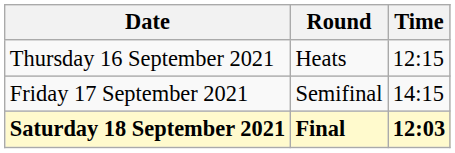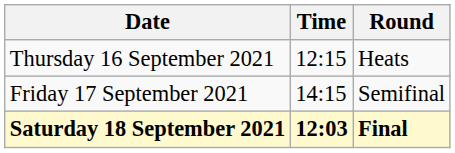columns swapped: (419, 22) <-> (339, 22)
